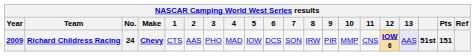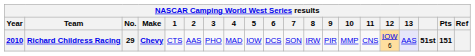(15, 40) 2009 -> (15, 40) 2010
(130, 40) 24 -> (130, 40) 29
(390, 40) bold -> (390, 40) normal
